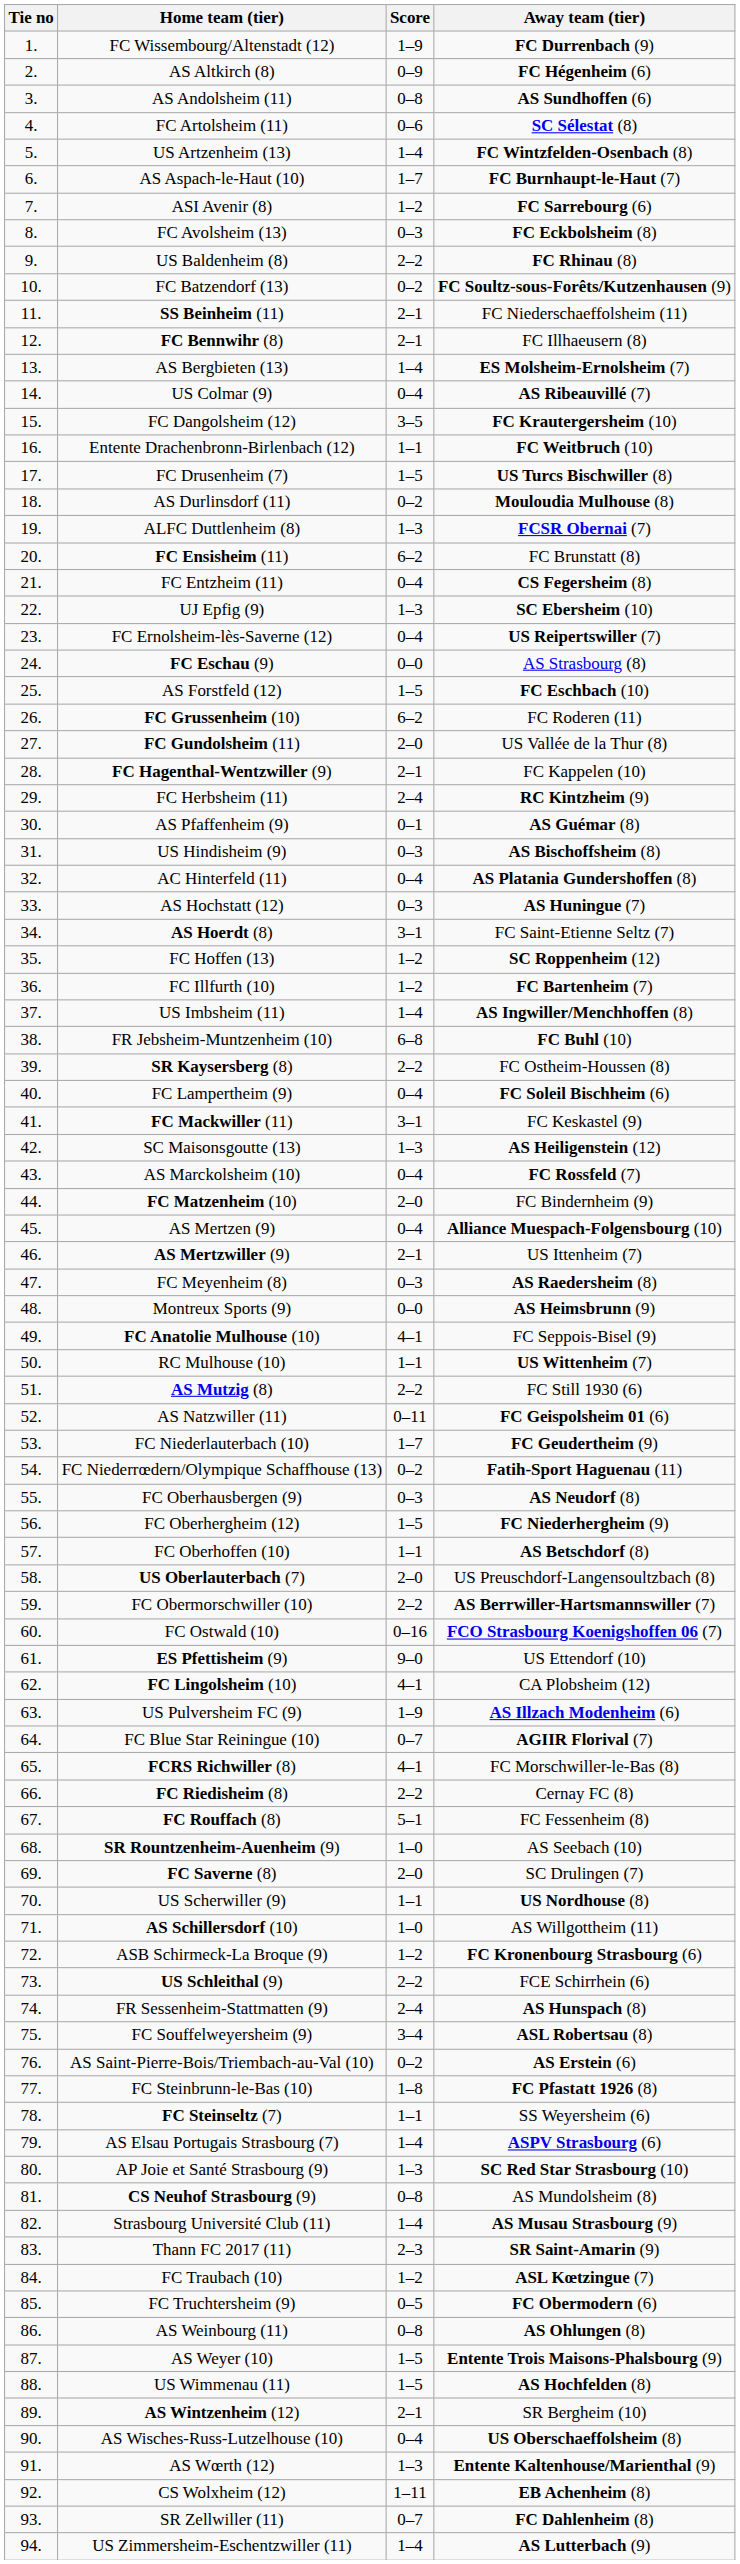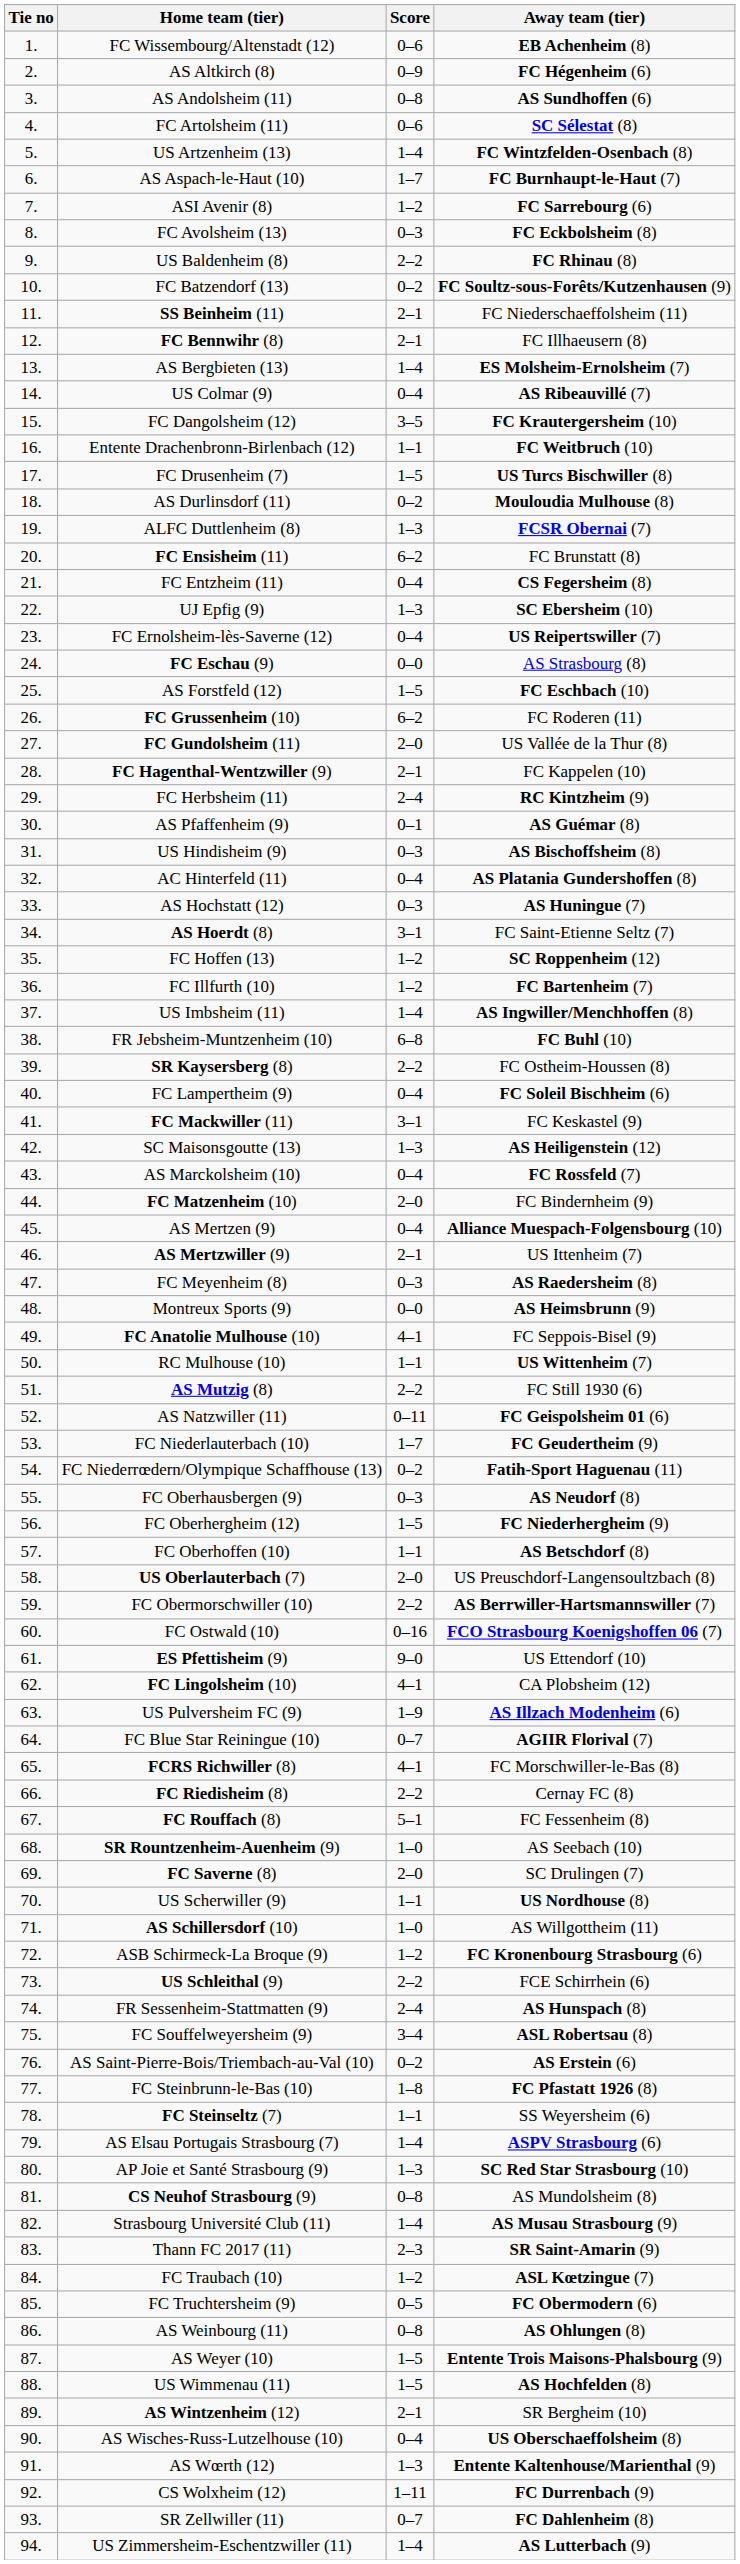(410, 44) 1–9 -> (410, 44) 0–6
(584, 44) FC Durrenbach (9) -> (584, 44) EB Achenheim (8)
(584, 2492) EB Achenheim (8) -> (584, 2492) FC Durrenbach (9)
